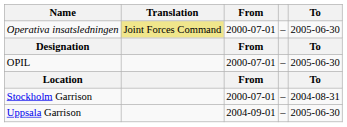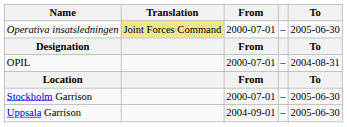(315, 63) 2005-06-30 -> (315, 63) 2004-08-31
(315, 96) 2004-08-31 -> (315, 96) 2005-06-30
